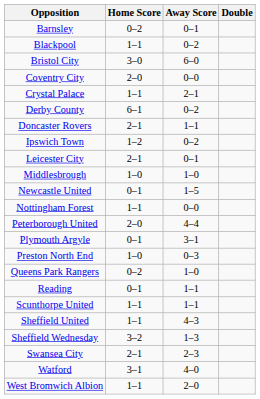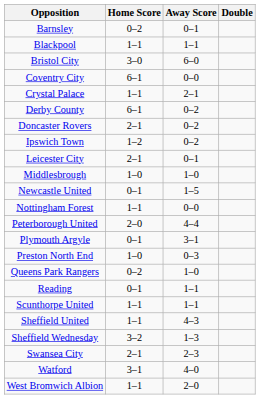(191, 45) 0–2 -> (191, 45) 1–1
(134, 77) 2–0 -> (134, 77) 6–1
(191, 126) 1–1 -> (191, 126) 0–2
